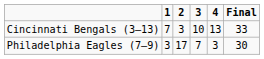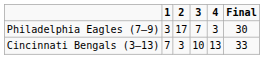rows swapped: (83, 46) <-> (83, 29)
